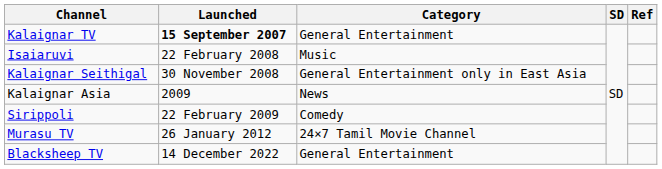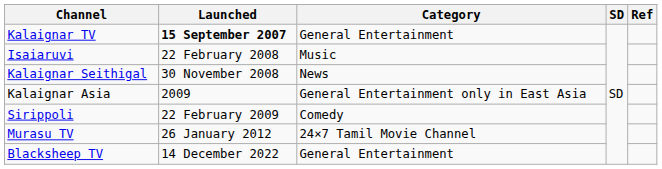(443, 74) General Entertainment only in East Asia -> (314, 74) News
(314, 94) News -> (443, 94) General Entertainment only in East Asia
